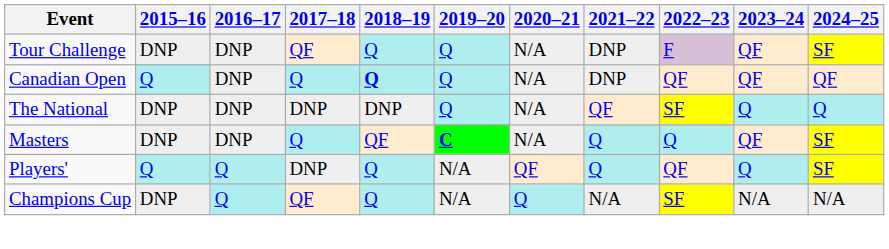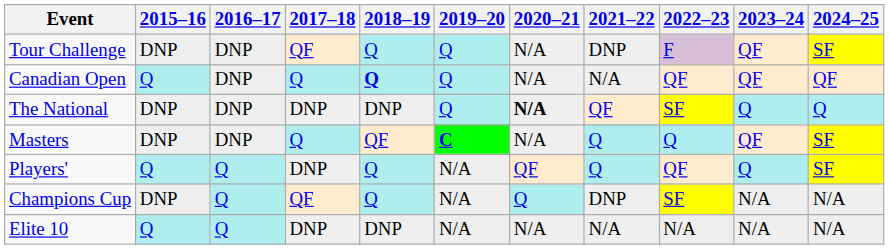(607, 79) DNP -> (605, 79) N/A
(530, 109) normal -> (530, 109) bold
(605, 199) N/A -> (607, 199) DNP
+ row: (39, 229)
